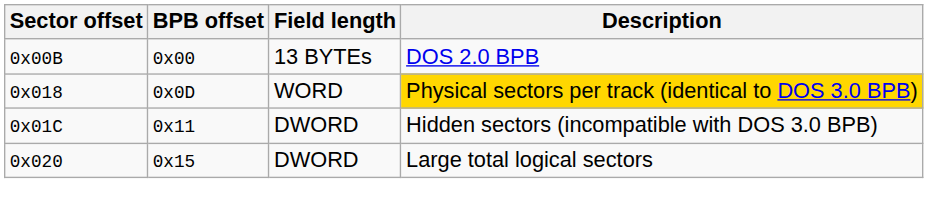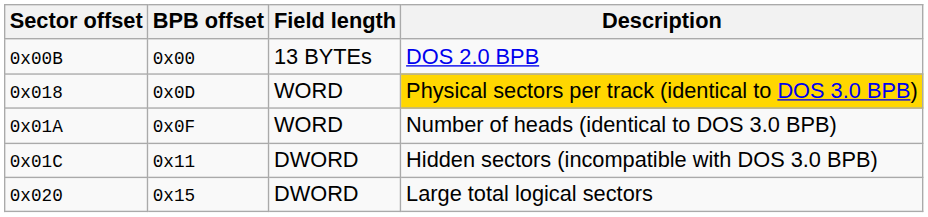+ row: (36, 128)
